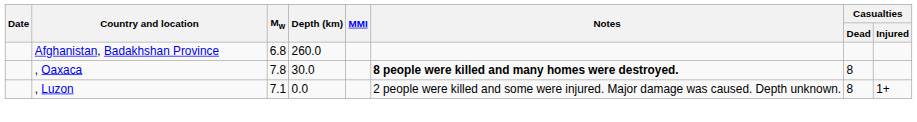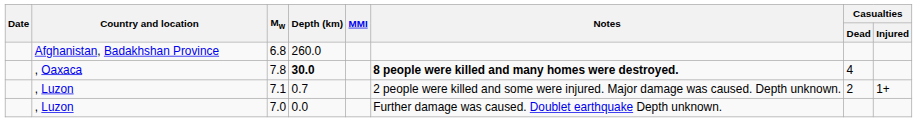(303, 70) normal -> (303, 70) bold
(850, 70) 8 -> (850, 70) 4
(300, 88) 0.0 -> (300, 88) 0.7
(850, 88) 8 -> (850, 88) 2
+ row: (278, 107)
